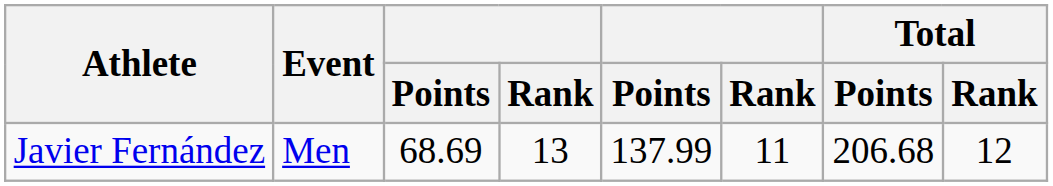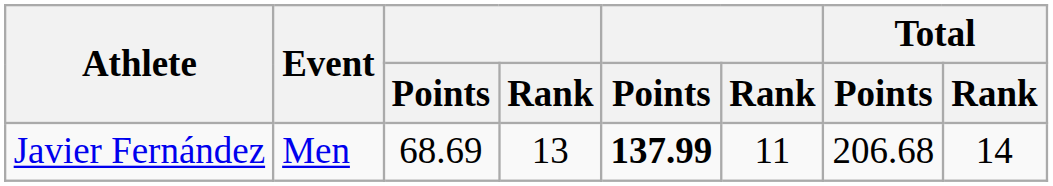(661, 151) normal -> (661, 151) bold
(994, 151) 12 -> (994, 151) 14
